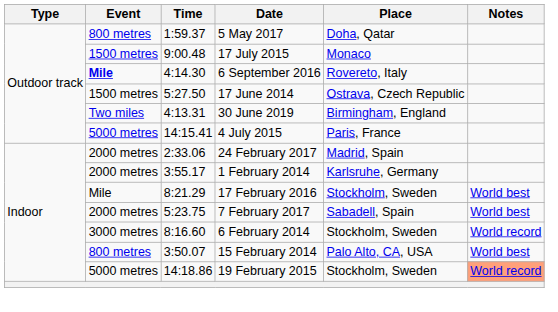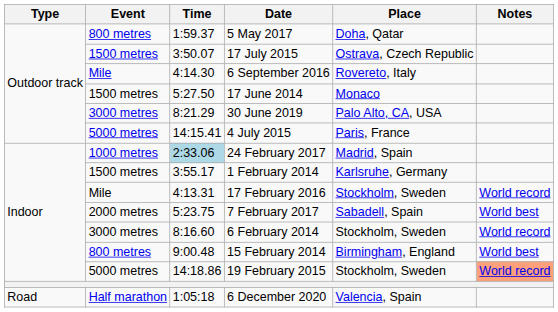(185, 53) 9:00.48 -> (194, 53) 3:50.07
(349, 53) Monaco -> (405, 53) Ostrava, Czech Republic
(101, 73) bold -> (100, 73) normal
(396, 93) Ostrava, Czech Republic -> (358, 93) Monaco
(116, 113) Two miles -> (123, 113) 3000 metres
(185, 113) 4:13.31 -> (194, 113) 8:21.29
(386, 113) Birmingham, England -> (389, 113) Palo Alto, CA, USA
(123, 152) 2000 metres -> (123, 152) 1000 metres
(185, 152) no background -> (194, 152) lightblue background
(123, 172) 2000 metres -> (123, 172) 1500 metres
(185, 192) 8:21.29 -> (194, 192) 4:13.31
(500, 192) World best -> (515, 192) World record
(185, 251) 3:50.07 -> (194, 251) 9:00.48
(380, 251) Palo Alto, CA, USA -> (395, 251) Birmingham, England
+ row: (277, 297)
